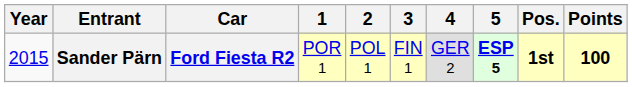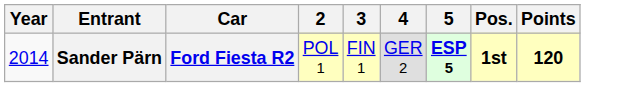- column: (322, 19)
(29, 57) 2015 -> (29, 57) 2014
(595, 57) 100 -> (548, 57) 120
